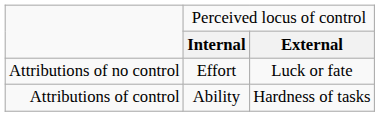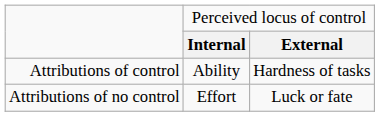rows swapped: (105, 97) <-> (94, 71)
